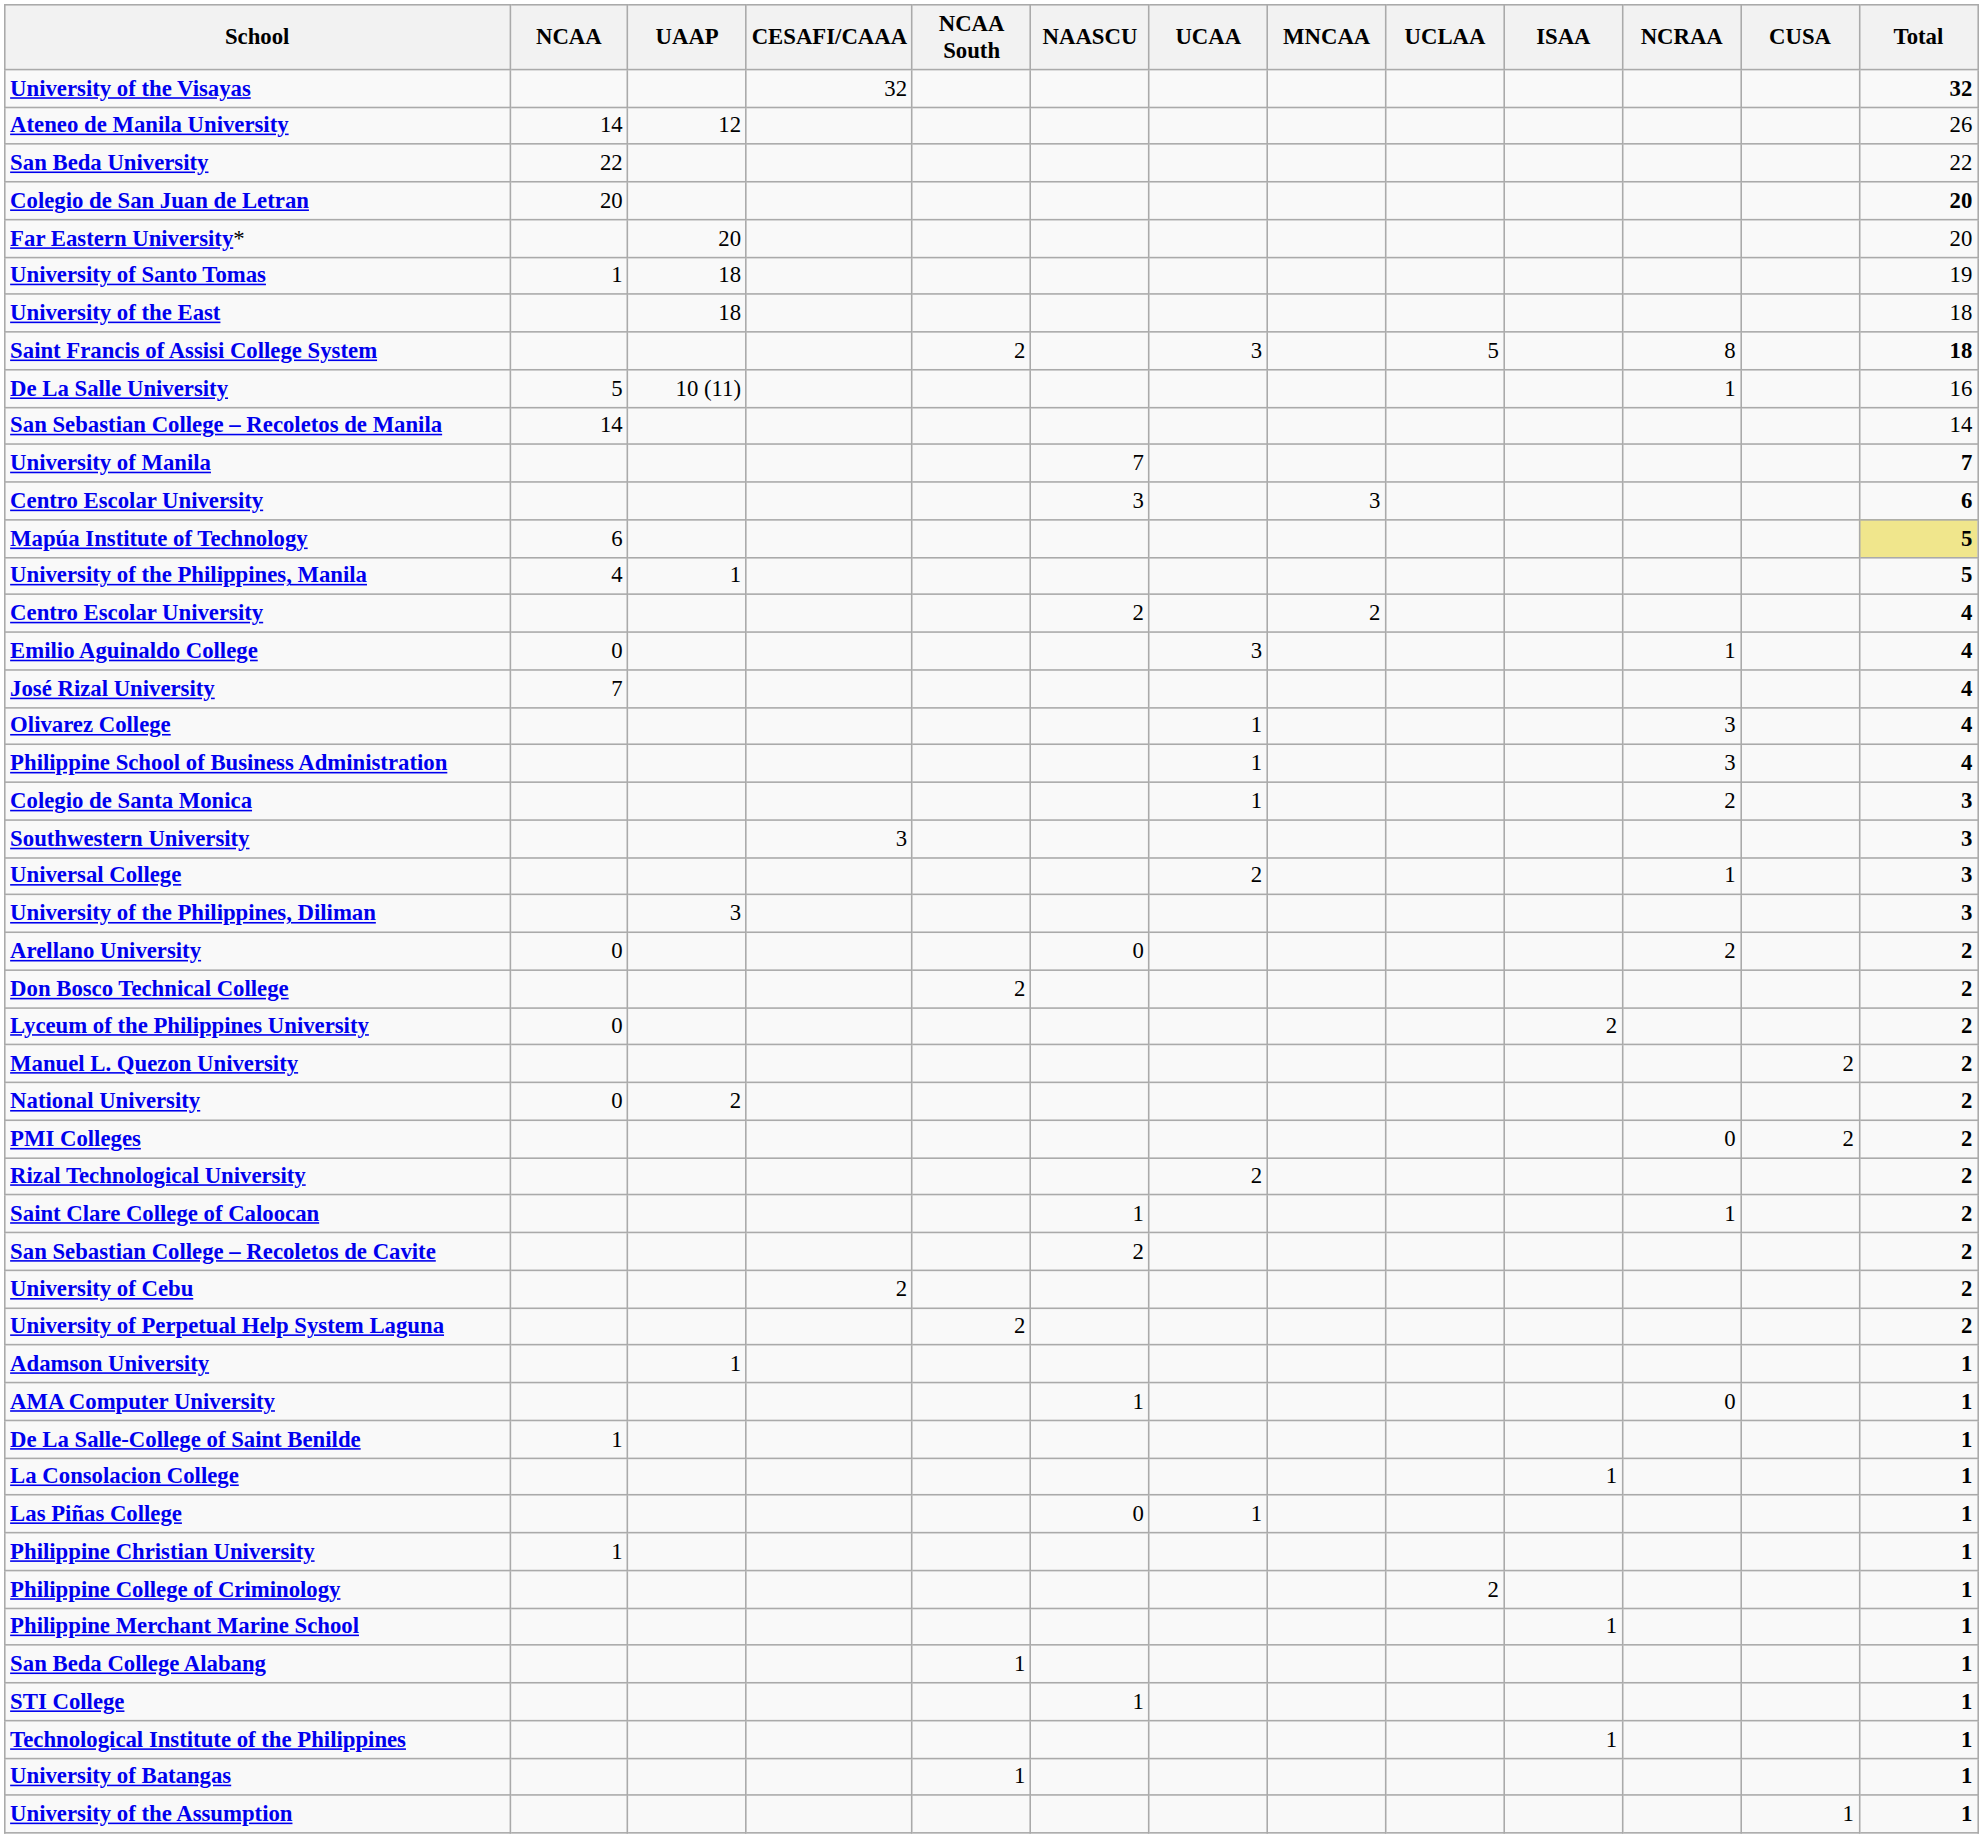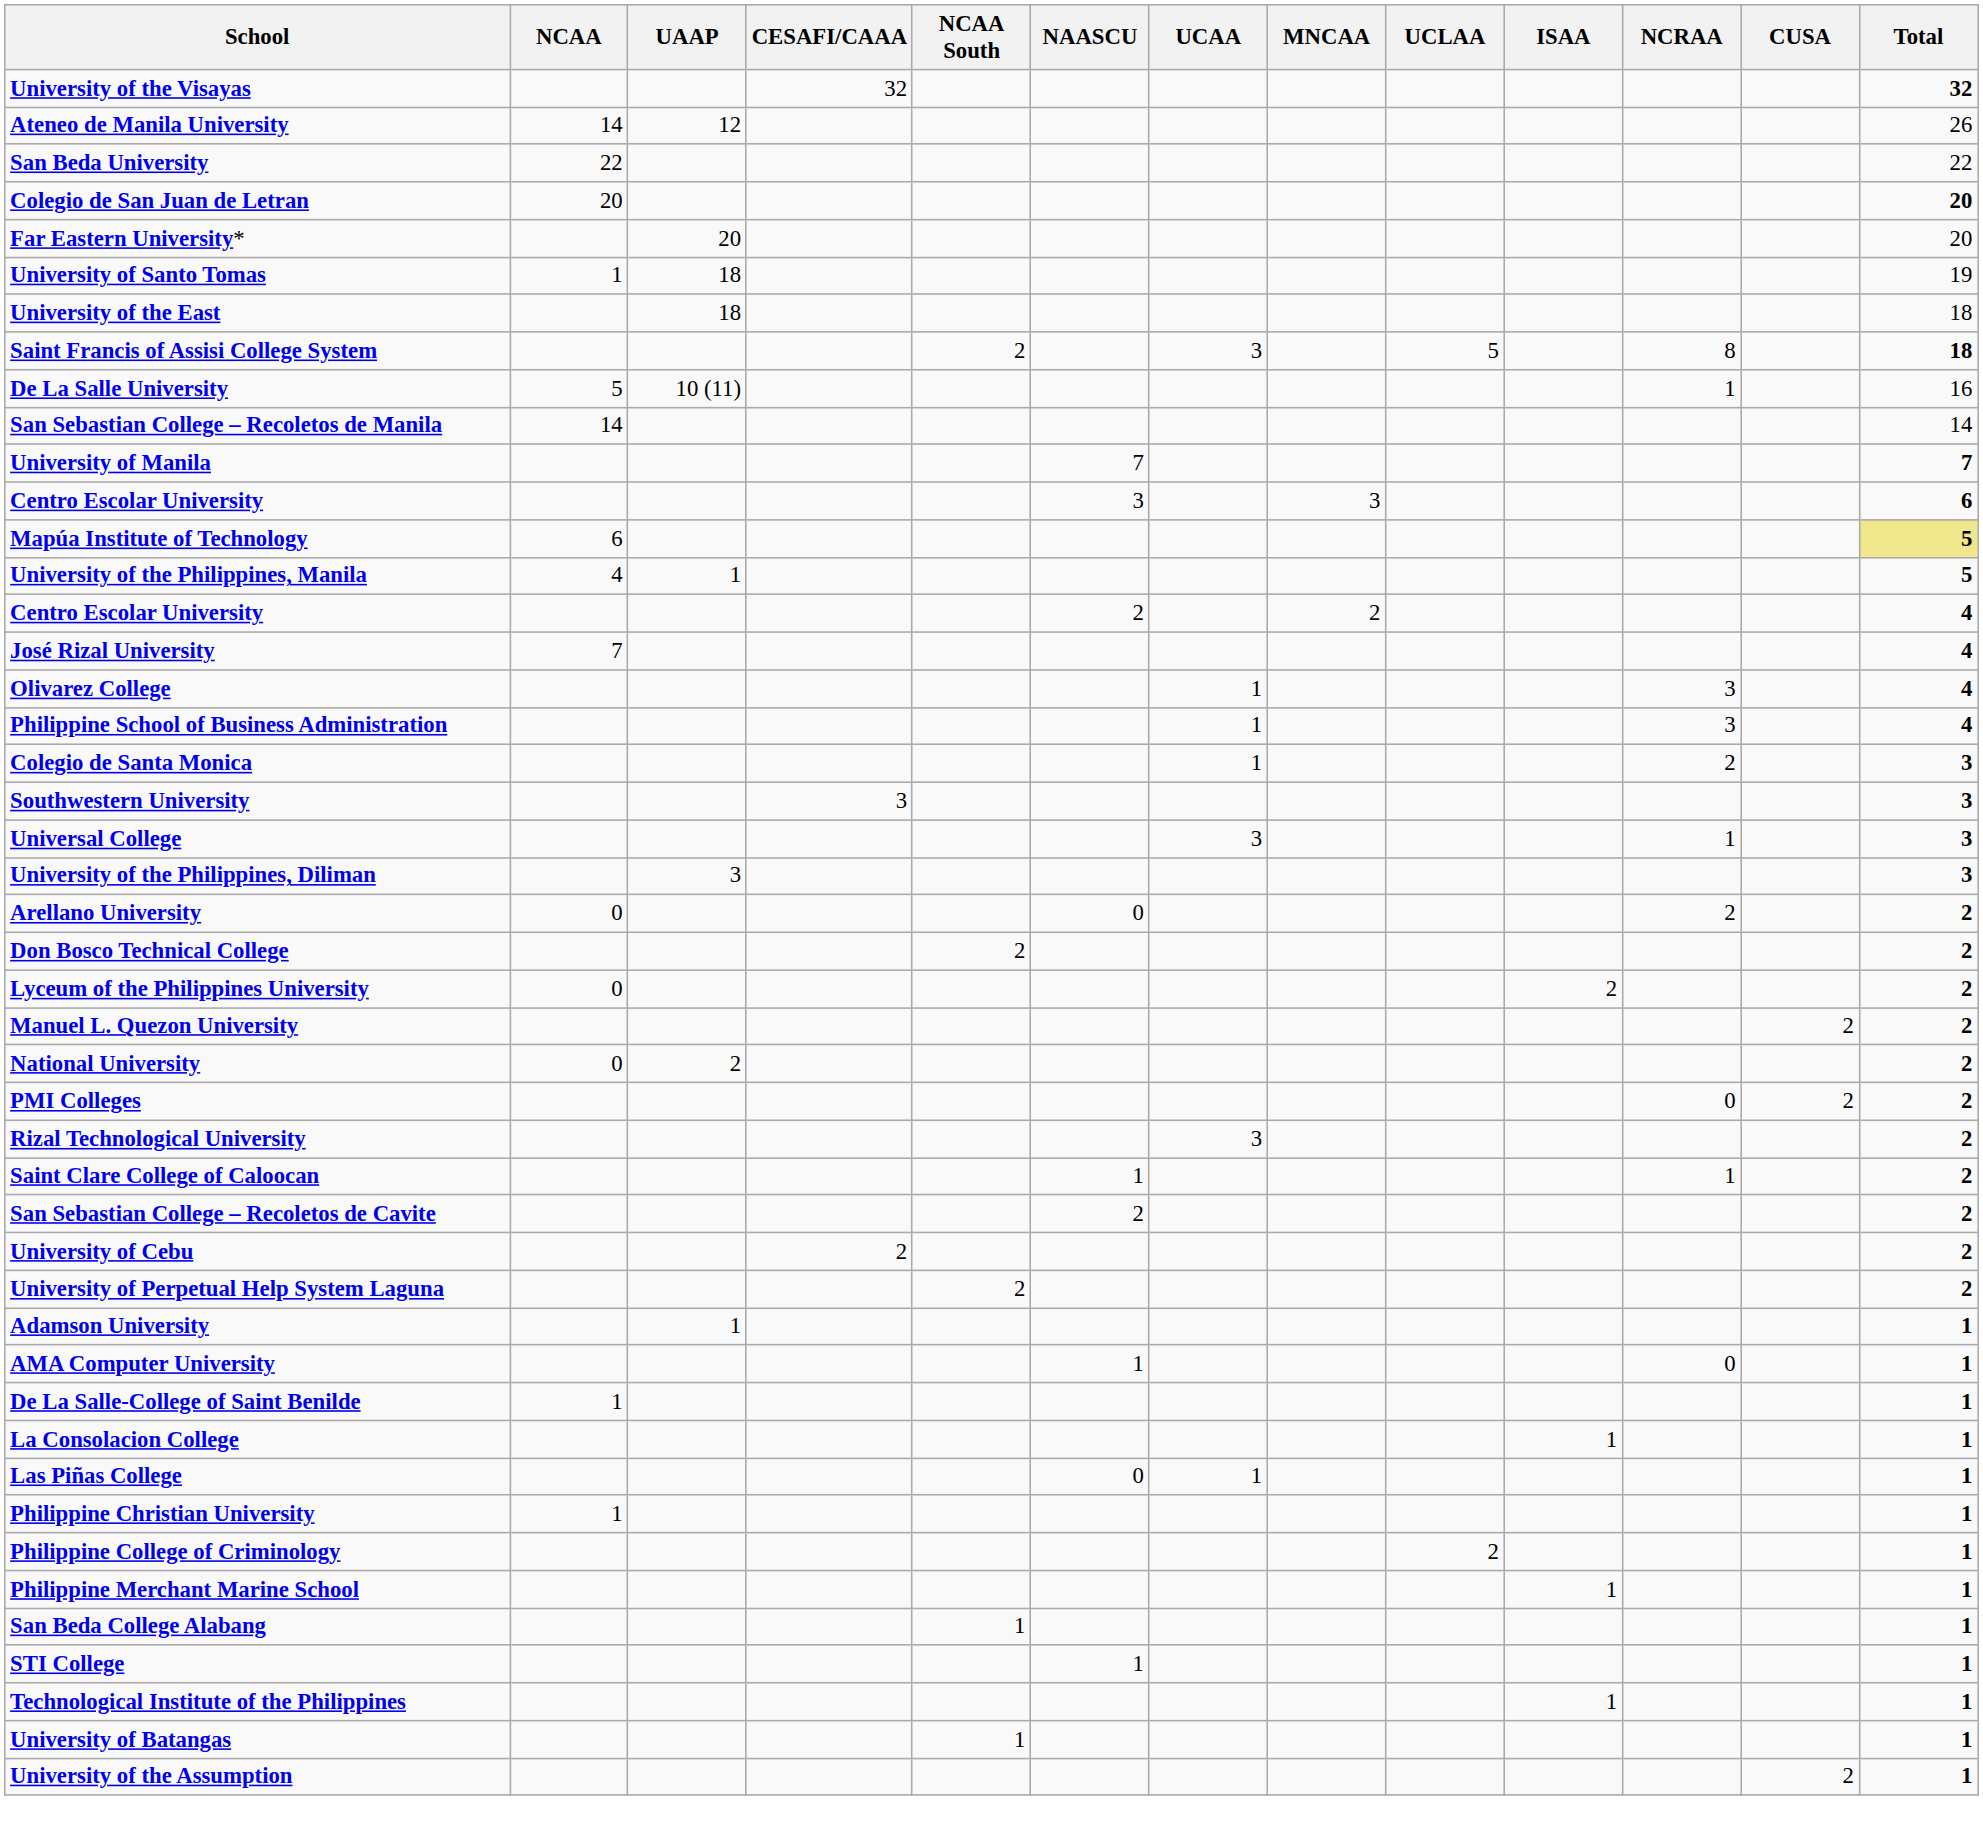- row: (134, 650)
(1256, 876) 2 -> (1256, 838) 3
(1256, 1176) 2 -> (1256, 1138) 3
(1848, 1814) 1 -> (1848, 1776) 2
